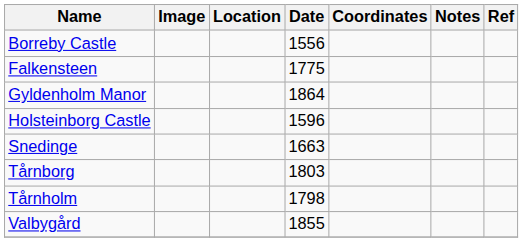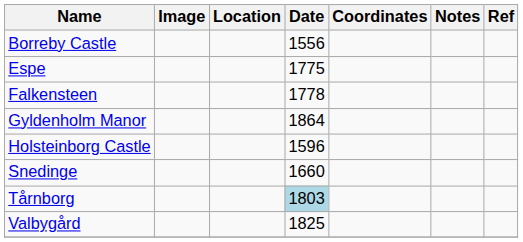+ row: (27, 69)
(307, 69) 1775 -> (307, 95) 1778
(307, 146) 1663 -> (307, 172) 1660
(307, 172) no background -> (307, 198) lightblue background
- row: (43, 198)
(307, 224) 1855 -> (307, 224) 1825
